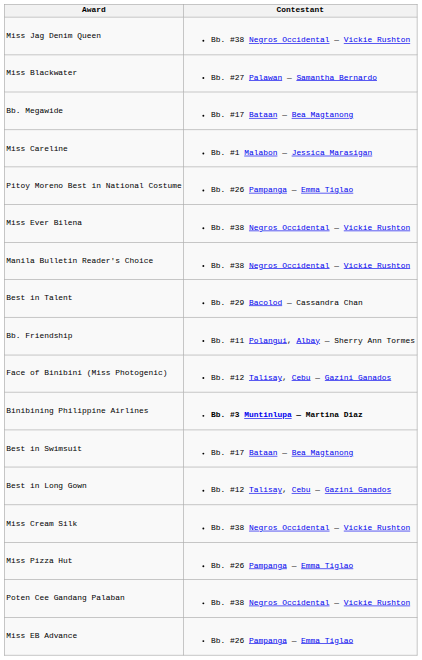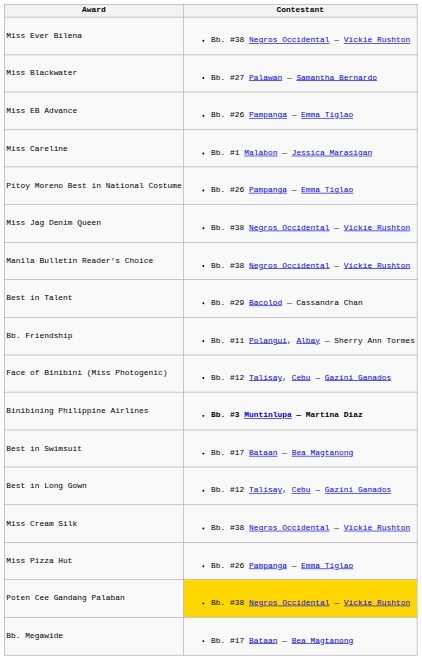rows swapped: (44, 224) <-> (54, 36)
rows swapped: (42, 637) <-> (35, 111)
(300, 603) no background -> (300, 603) gold background
